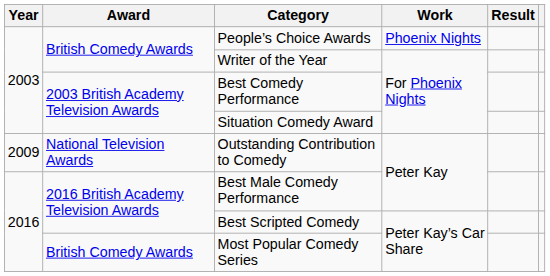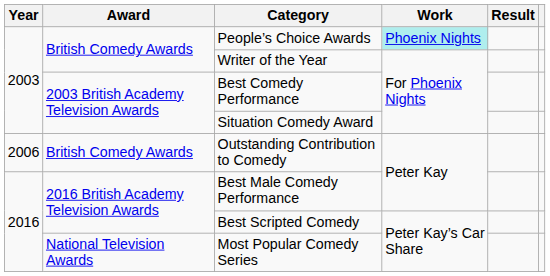(433, 38) no background -> (433, 38) paleturquoise background
(24, 152) 2009 -> (24, 152) 2006
(105, 152) National Television Awards -> (119, 152) British Comedy Awards
(119, 252) British Comedy Awards -> (105, 252) National Television Awards
